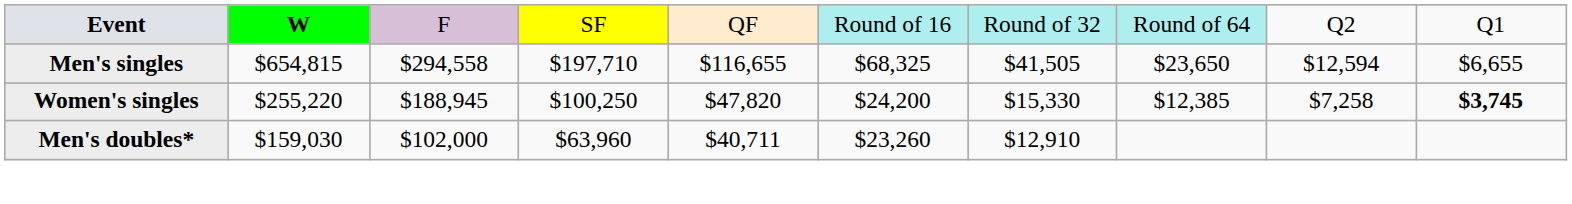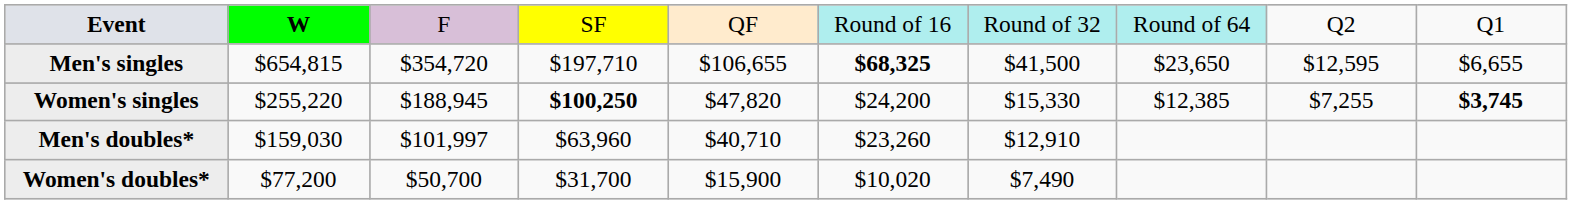(444, 62) $294,558 -> (444, 62) $354,720
(743, 62) $116,655 -> (743, 62) $106,655
(893, 62) normal -> (893, 62) bold
(1042, 62) $41,505 -> (1042, 62) $41,500
(1341, 62) $12,594 -> (1341, 62) $12,595
(593, 101) normal -> (593, 101) bold
(1341, 101) $7,258 -> (1341, 101) $7,255
(444, 140) $102,000 -> (444, 140) $101,997
(743, 140) $40,711 -> (743, 140) $40,710
+ row: (116, 179)
